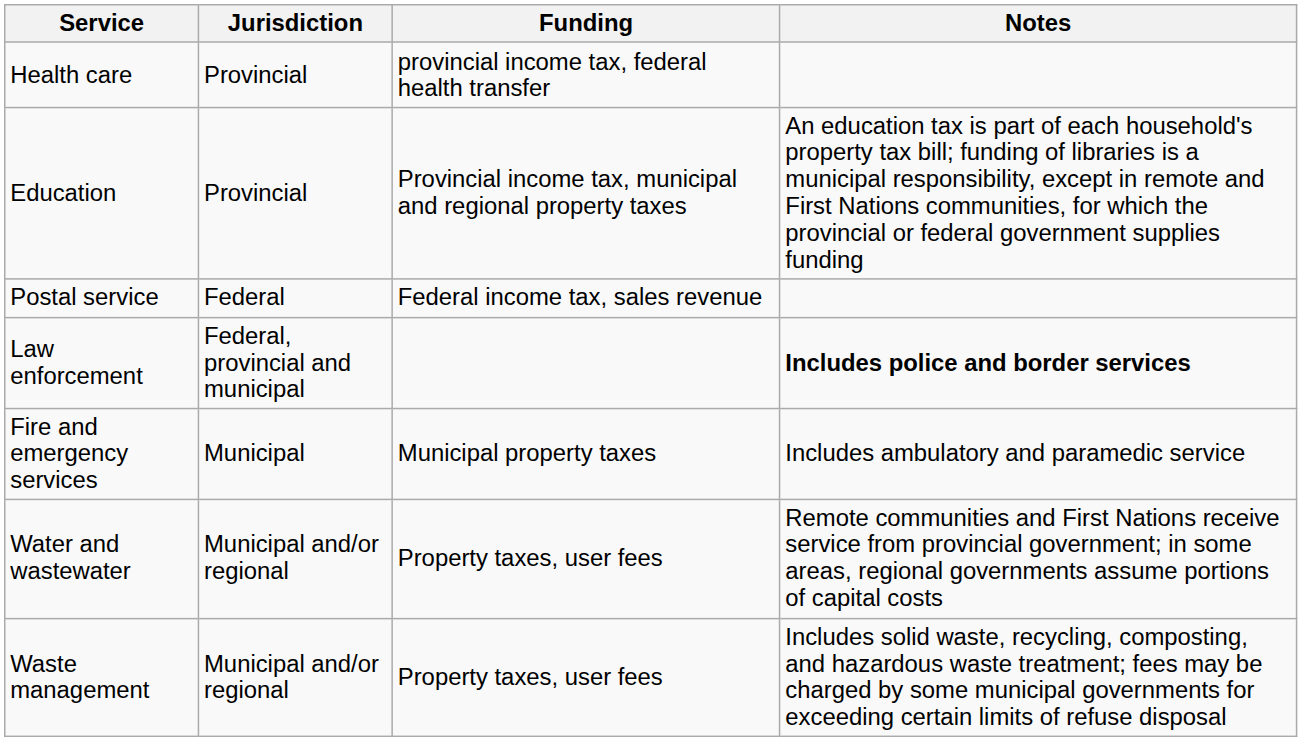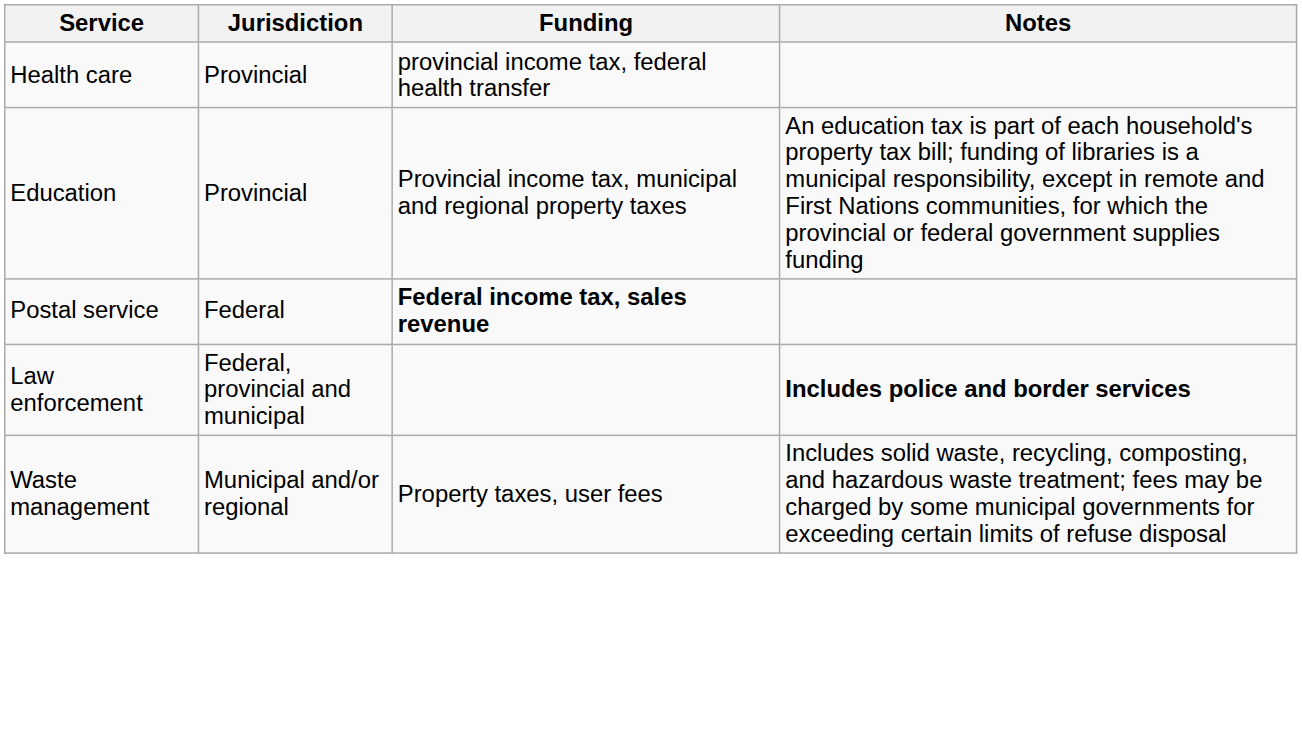(580, 297) normal -> (542, 311) bold
- row: (69, 453)
- row: (71, 558)
